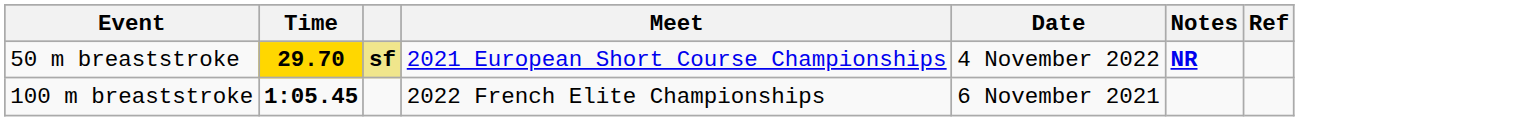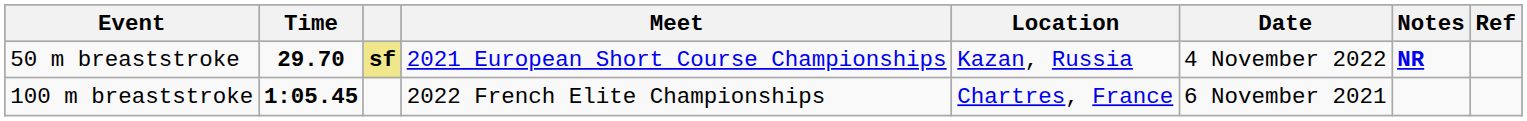+ column: (1065, 23)
(311, 60) gold background -> (311, 60) no background
